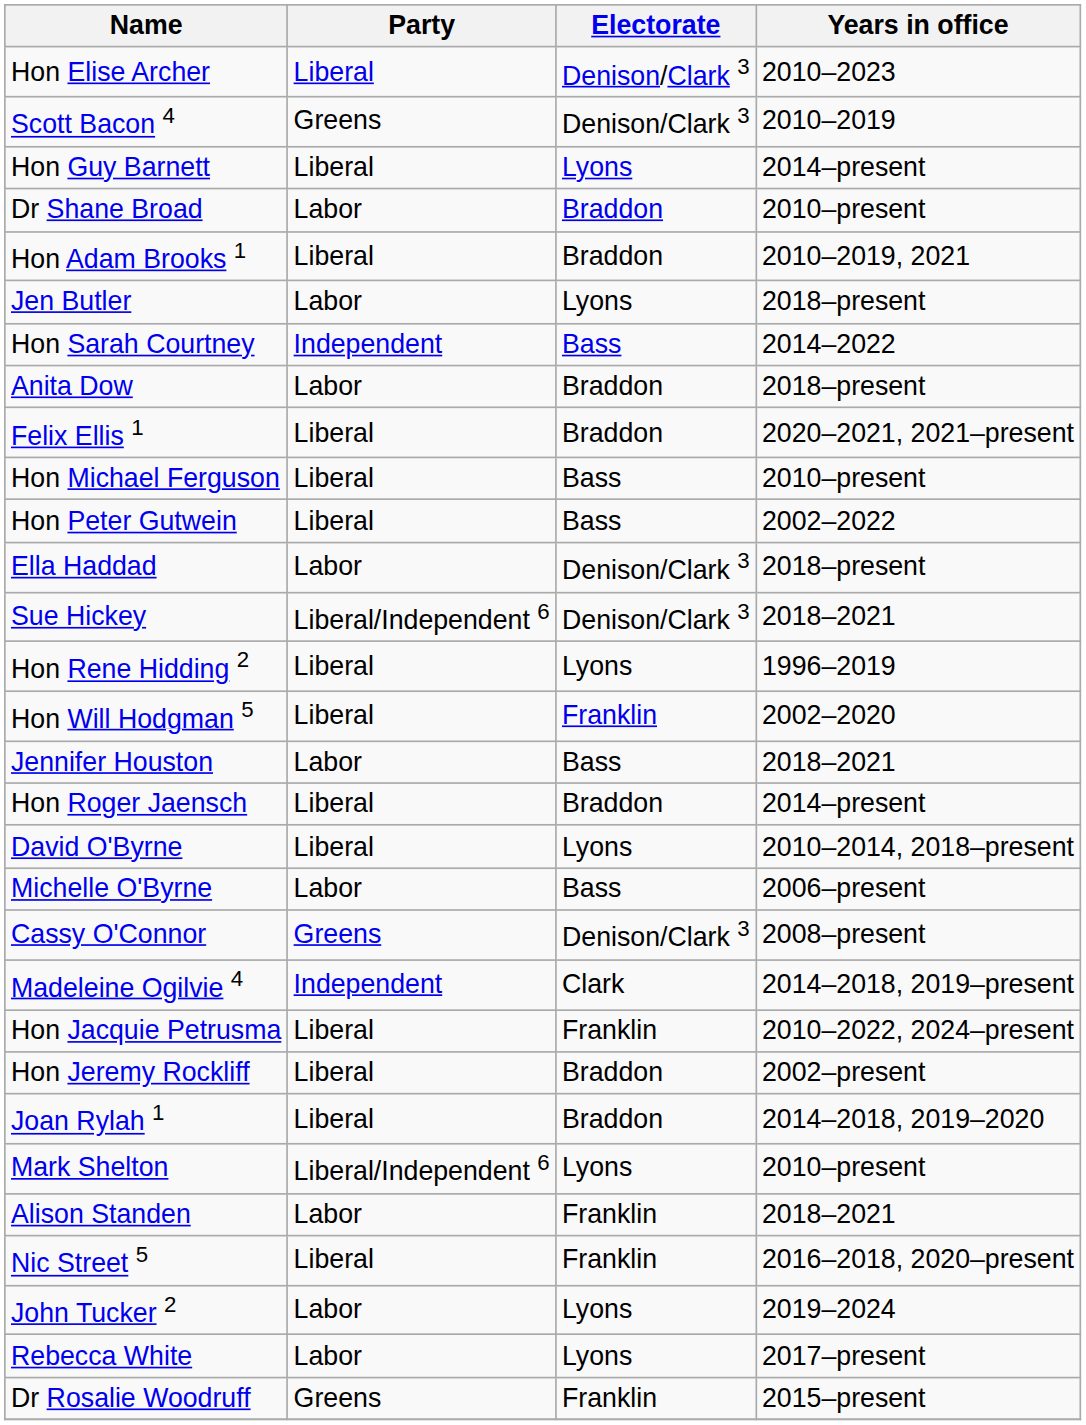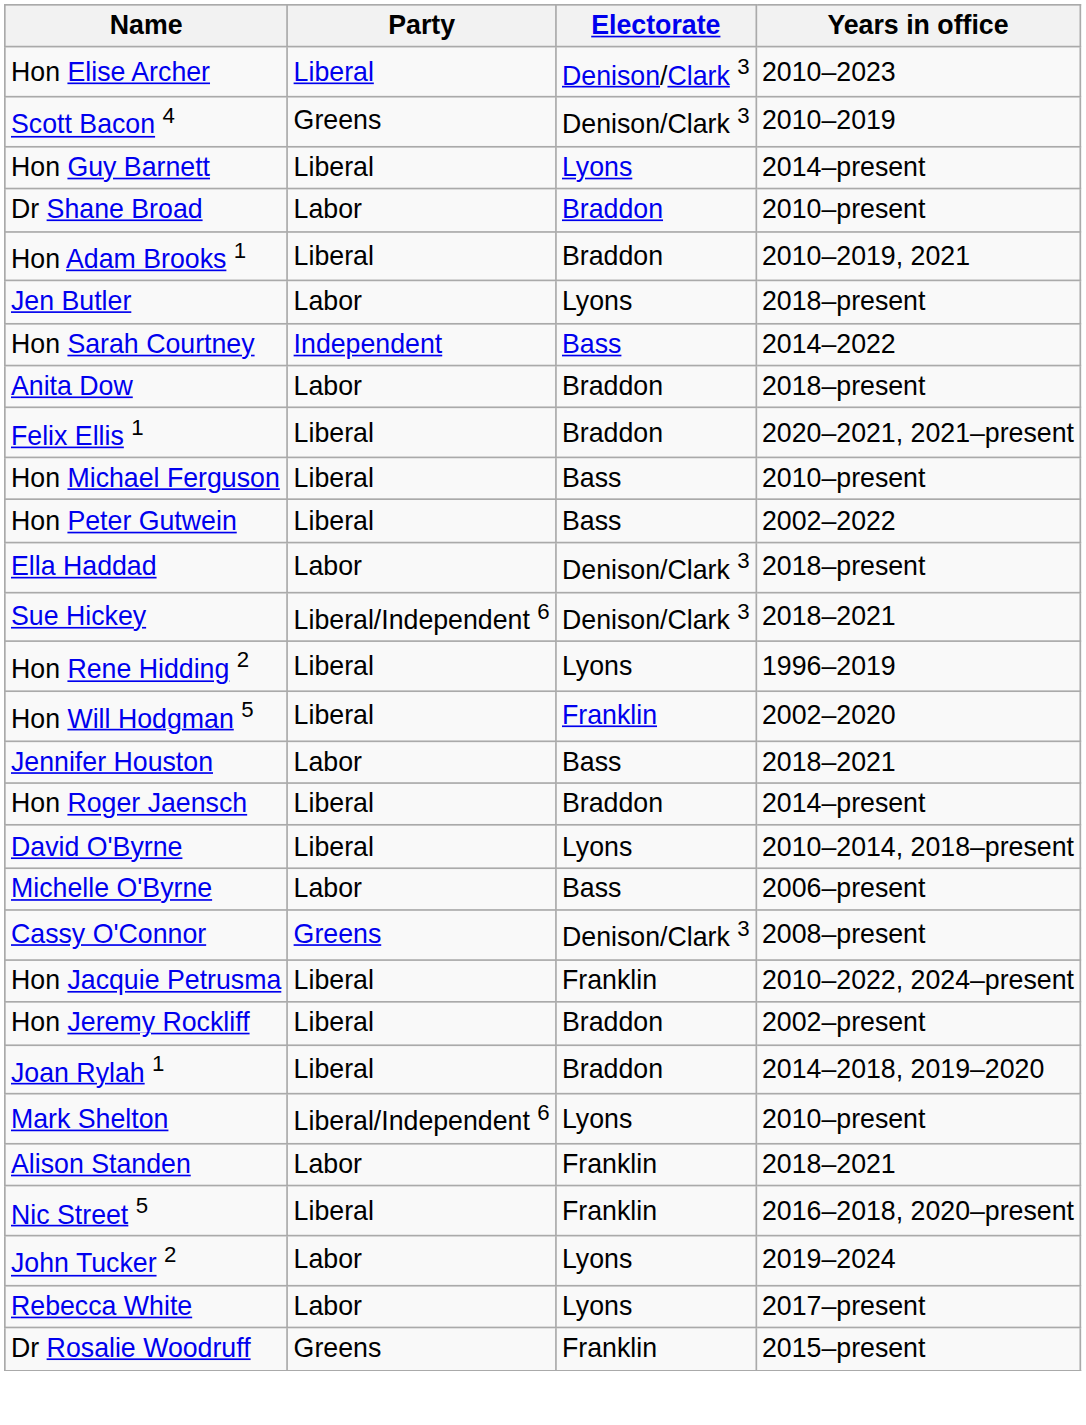- row: (127, 984)
